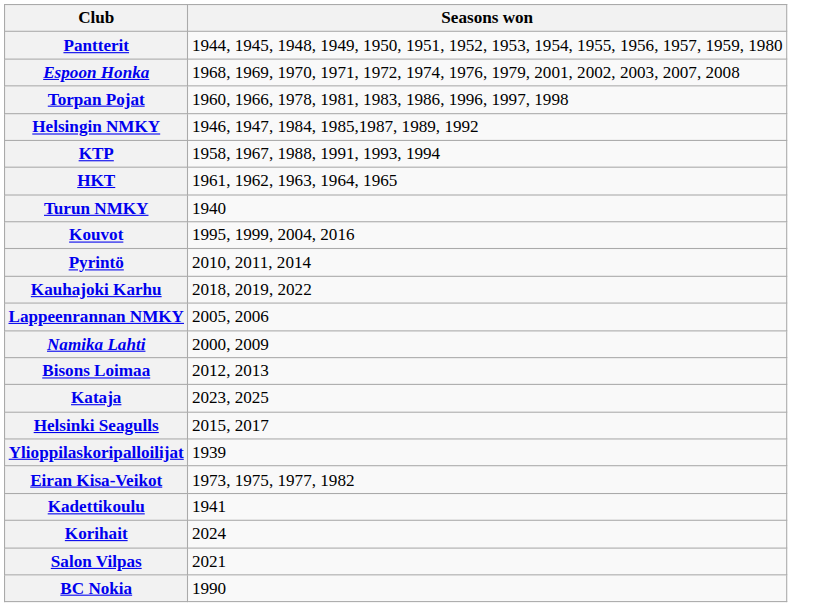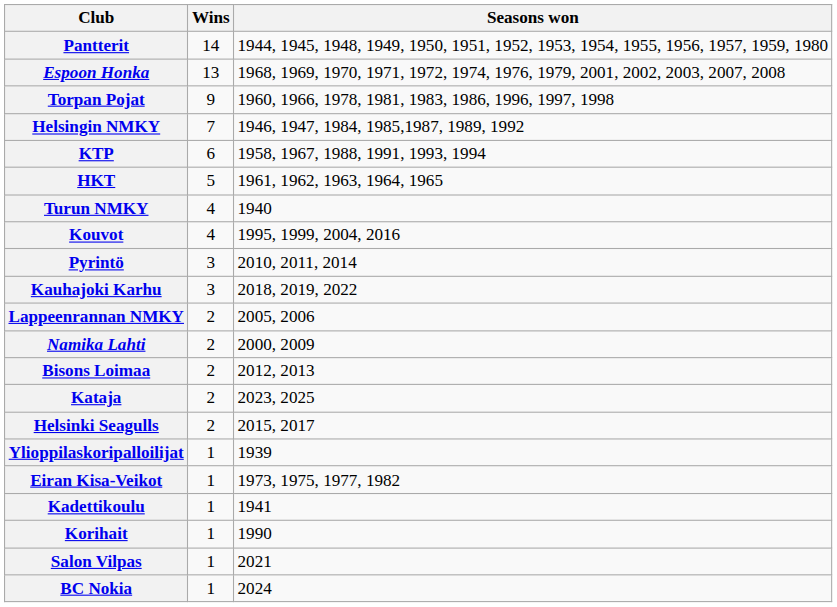+ column: (211, 18)
(209, 533) 2024 -> (255, 533) 1990
(209, 588) 1990 -> (255, 588) 2024
